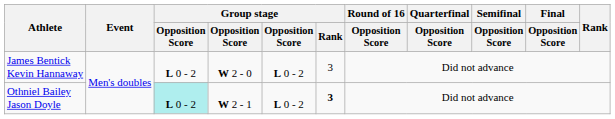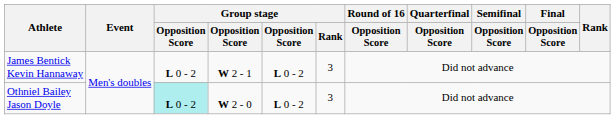(235, 74) W 2 - 0 -> (235, 74) W 2 - 1
(235, 105) W 2 - 1 -> (235, 105) W 2 - 0
(330, 98) bold -> (330, 98) normal
